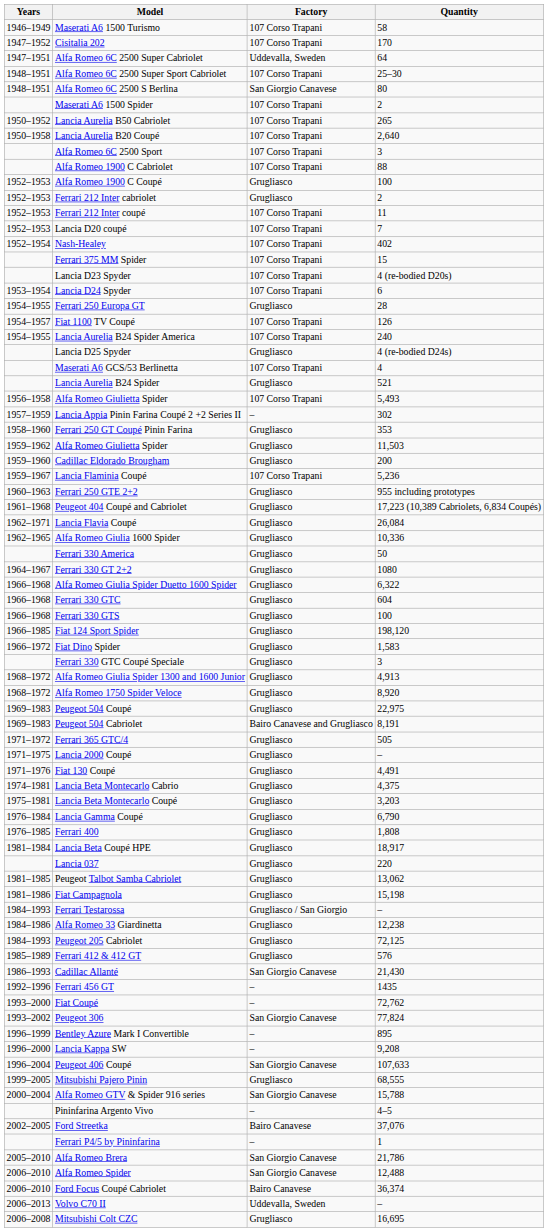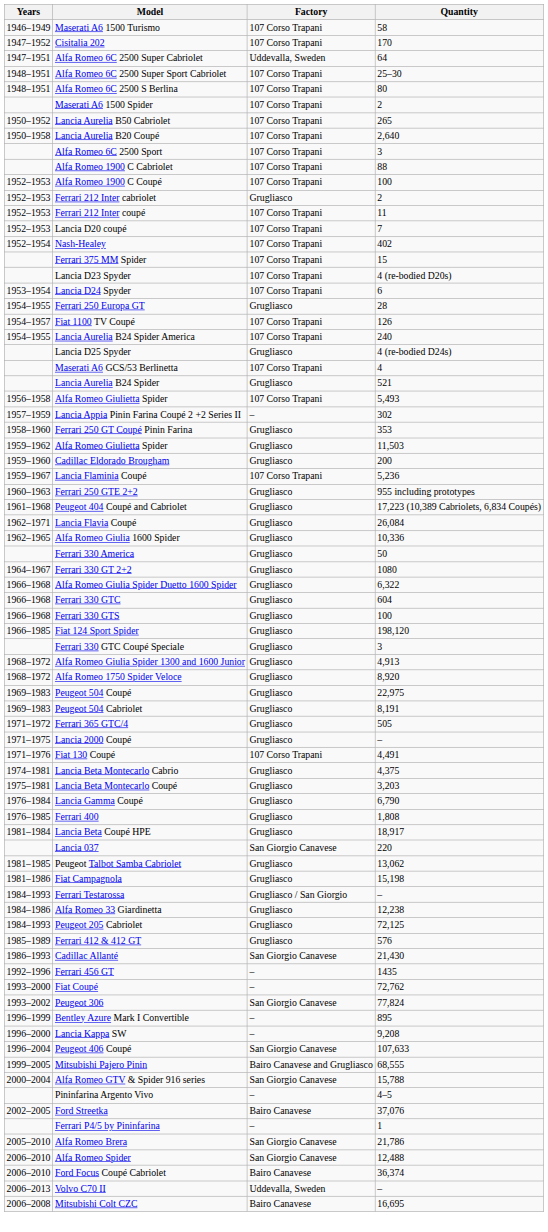(293, 89) San Giorgio Canavese -> (286, 89) 107 Corso Trapani
(271, 182) Grugliasco -> (286, 182) 107 Corso Trapani
- row: (88, 646)
(311, 724) Bairo Canavese and Grugliasco -> (271, 708) Grugliasco
(271, 770) Grugliasco -> (286, 755) 107 Corso Trapani
(271, 863) Grugliasco -> (293, 848) San Giorgio Canavese
(271, 1080) Grugliasco -> (311, 1064) Bairo Canavese and Grugliasco
(271, 1219) Grugliasco -> (280, 1204) Bairo Canavese
